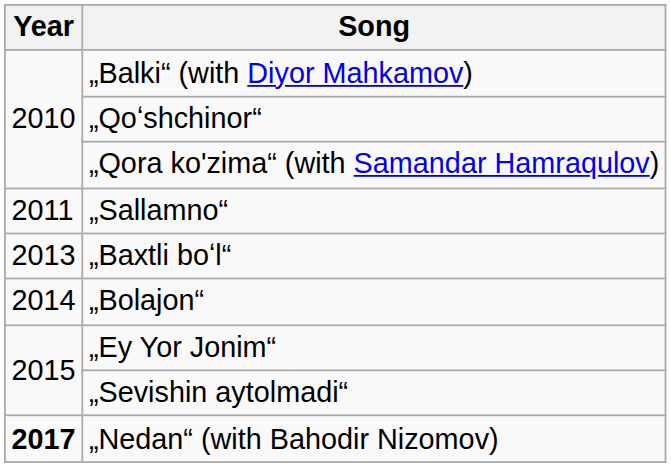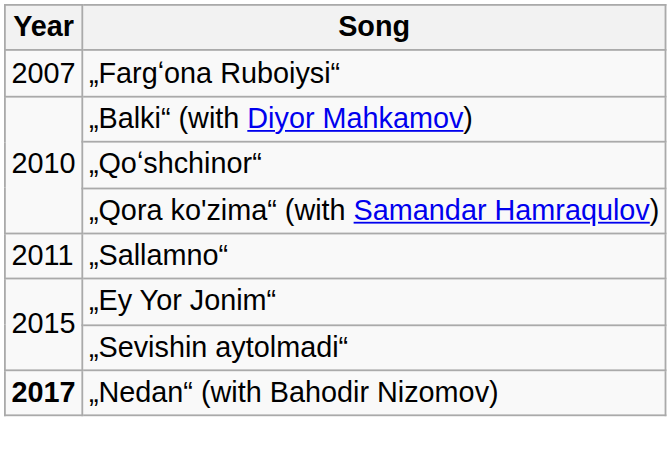+ row: (215, 73)
- row: (160, 255)
- row: (147, 301)
